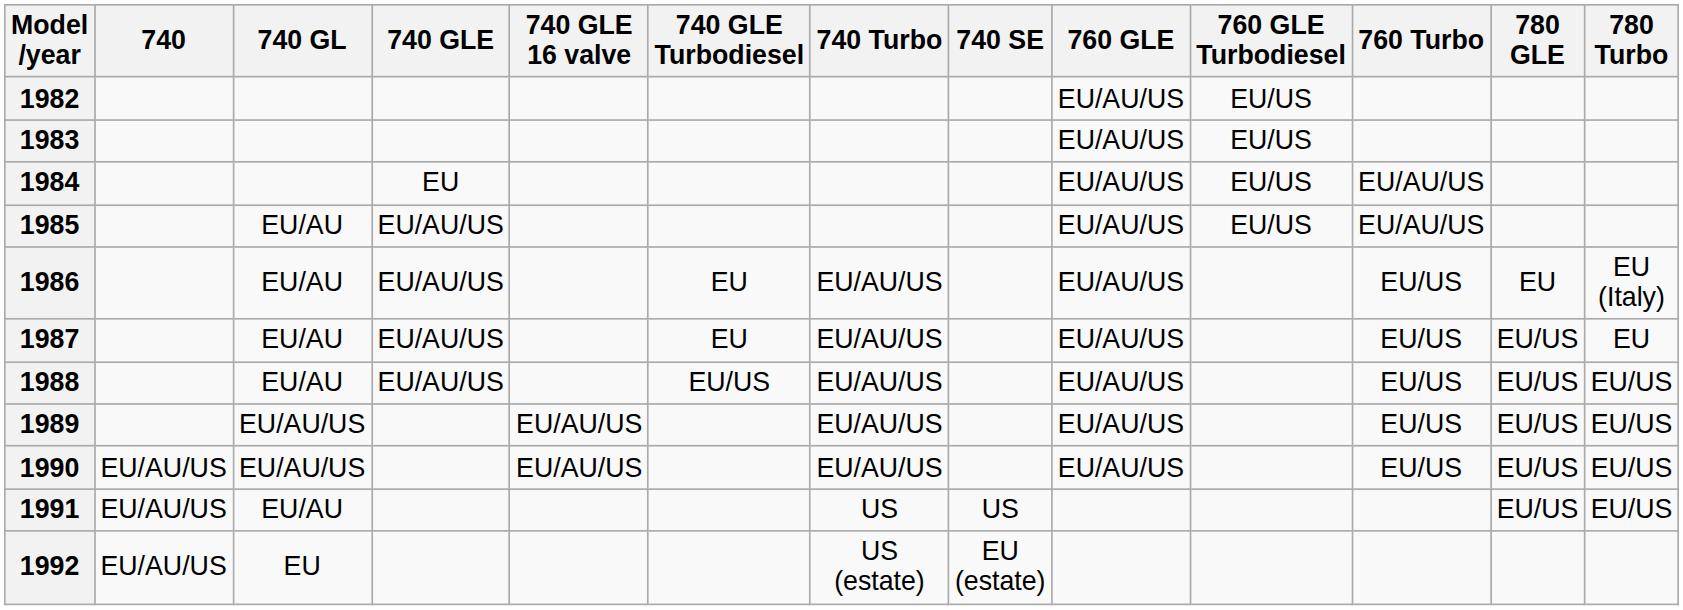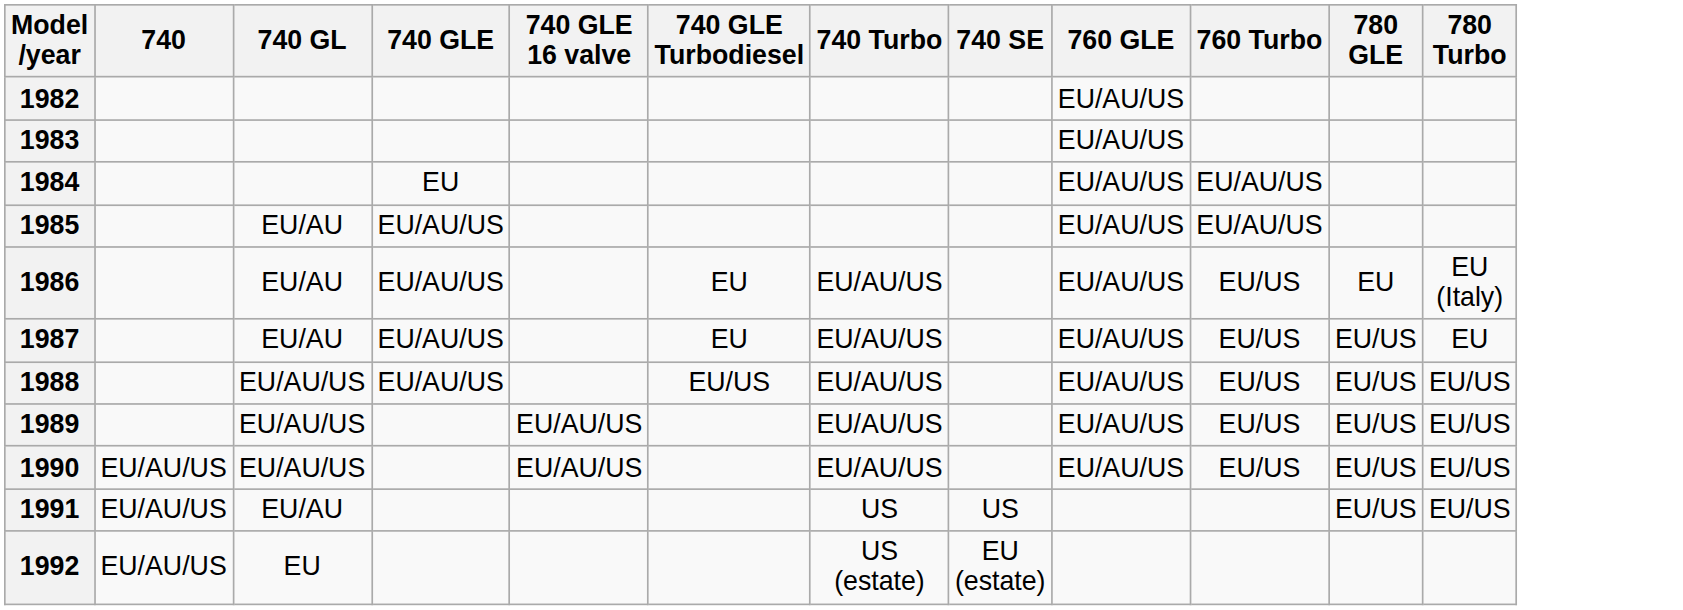- column: (1271, 40)
(302, 382) EU/AU -> (302, 382) EU/AU/US
